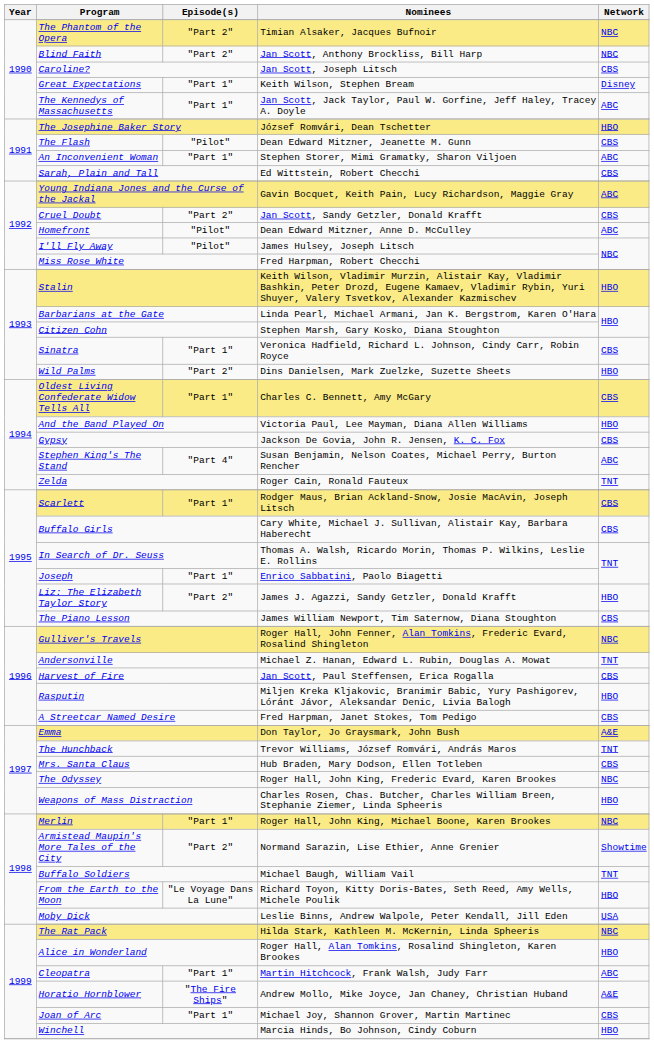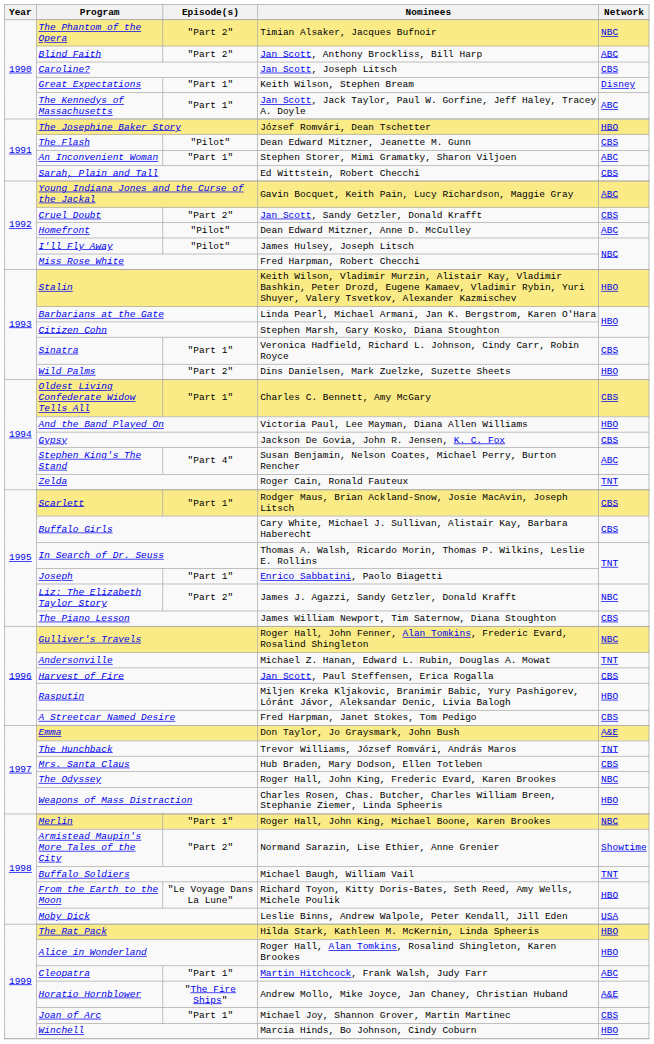(610, 54) NBC -> (610, 54) ABC
(610, 598) HBO -> (610, 598) NBC
(610, 932) NBC -> (610, 932) HBO
